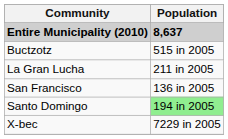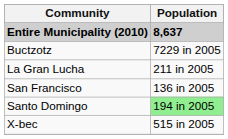(184, 50) 515 in 2005 -> (187, 50) 7229 in 2005
(187, 124) 7229 in 2005 -> (184, 124) 515 in 2005
